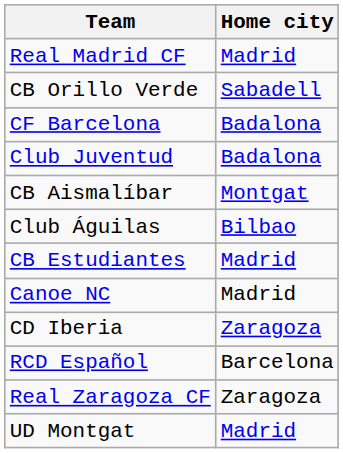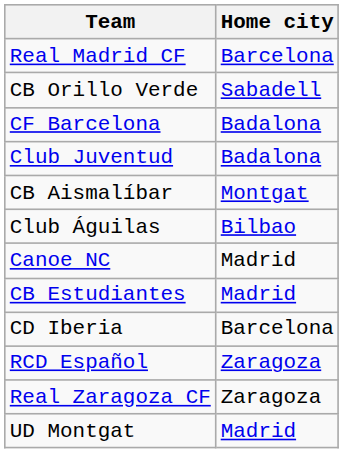(258, 56) Madrid -> (277, 56) Barcelona
rows swapped: (98, 261) <-> (60, 295)
(271, 329) Zaragoza -> (277, 329) Barcelona
(277, 363) Barcelona -> (271, 363) Zaragoza
